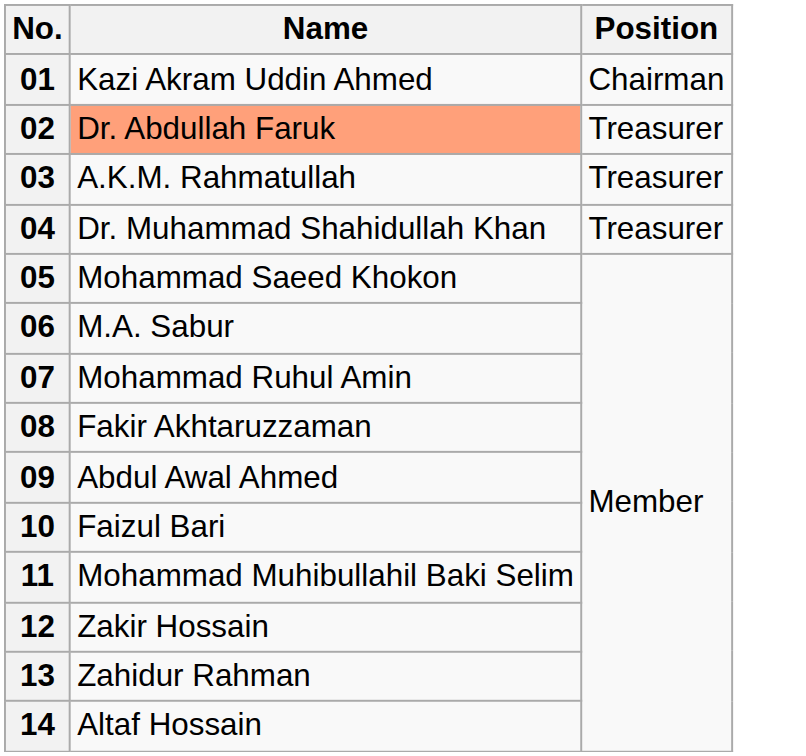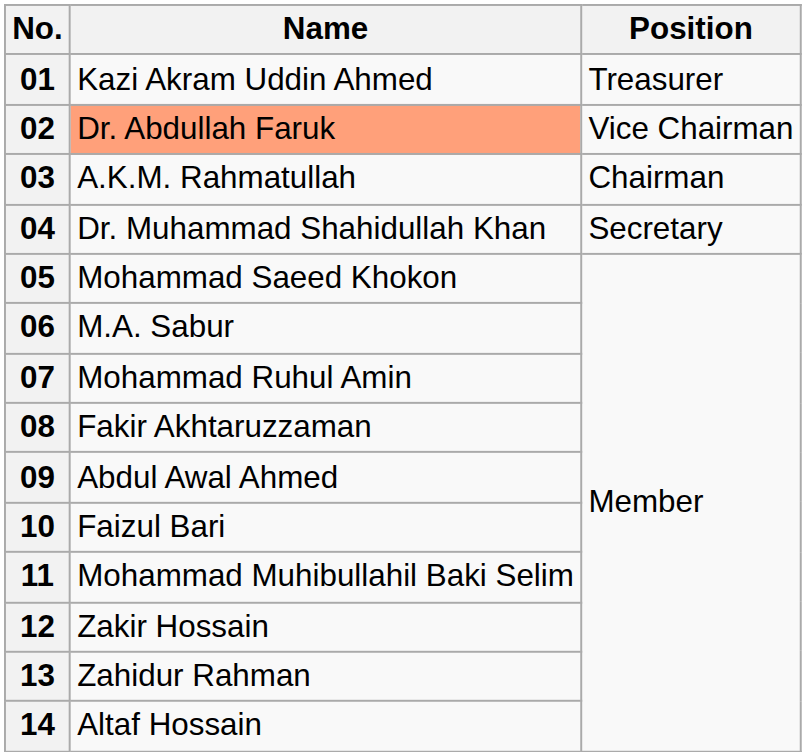(656, 79) Chairman -> (656, 79) Treasurer
(656, 128) Treasurer -> (691, 128) Vice Chairman
(656, 178) Treasurer -> (656, 178) Chairman
(656, 228) Treasurer -> (655, 228) Secretary
